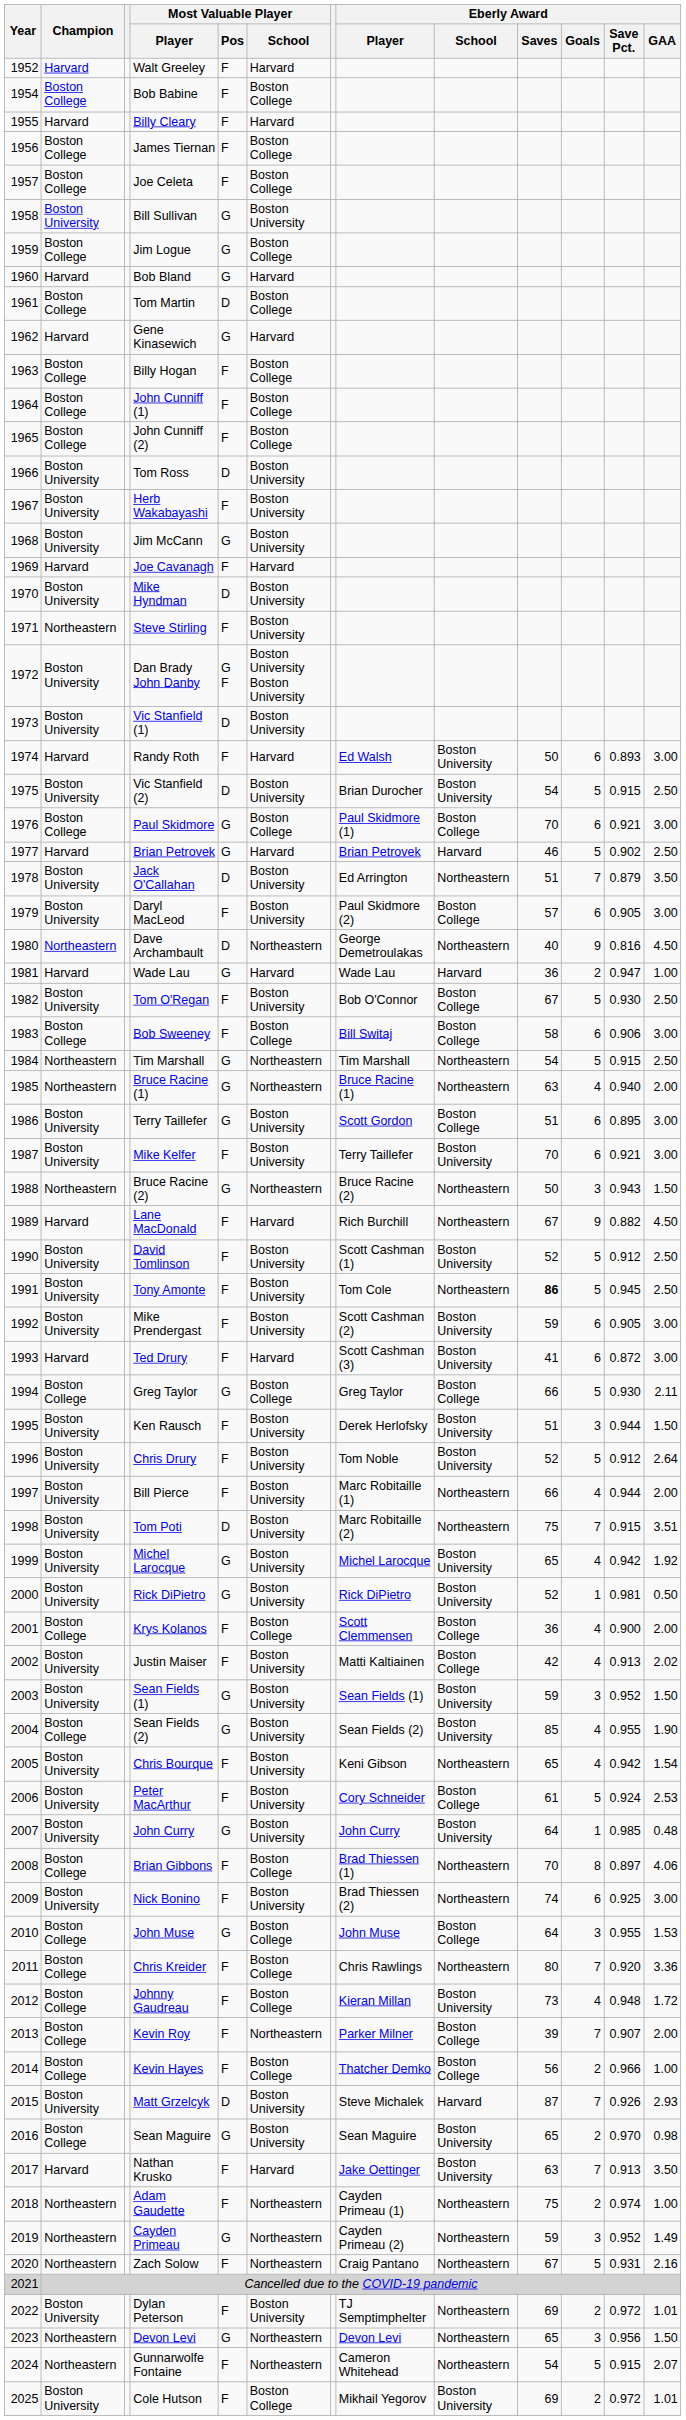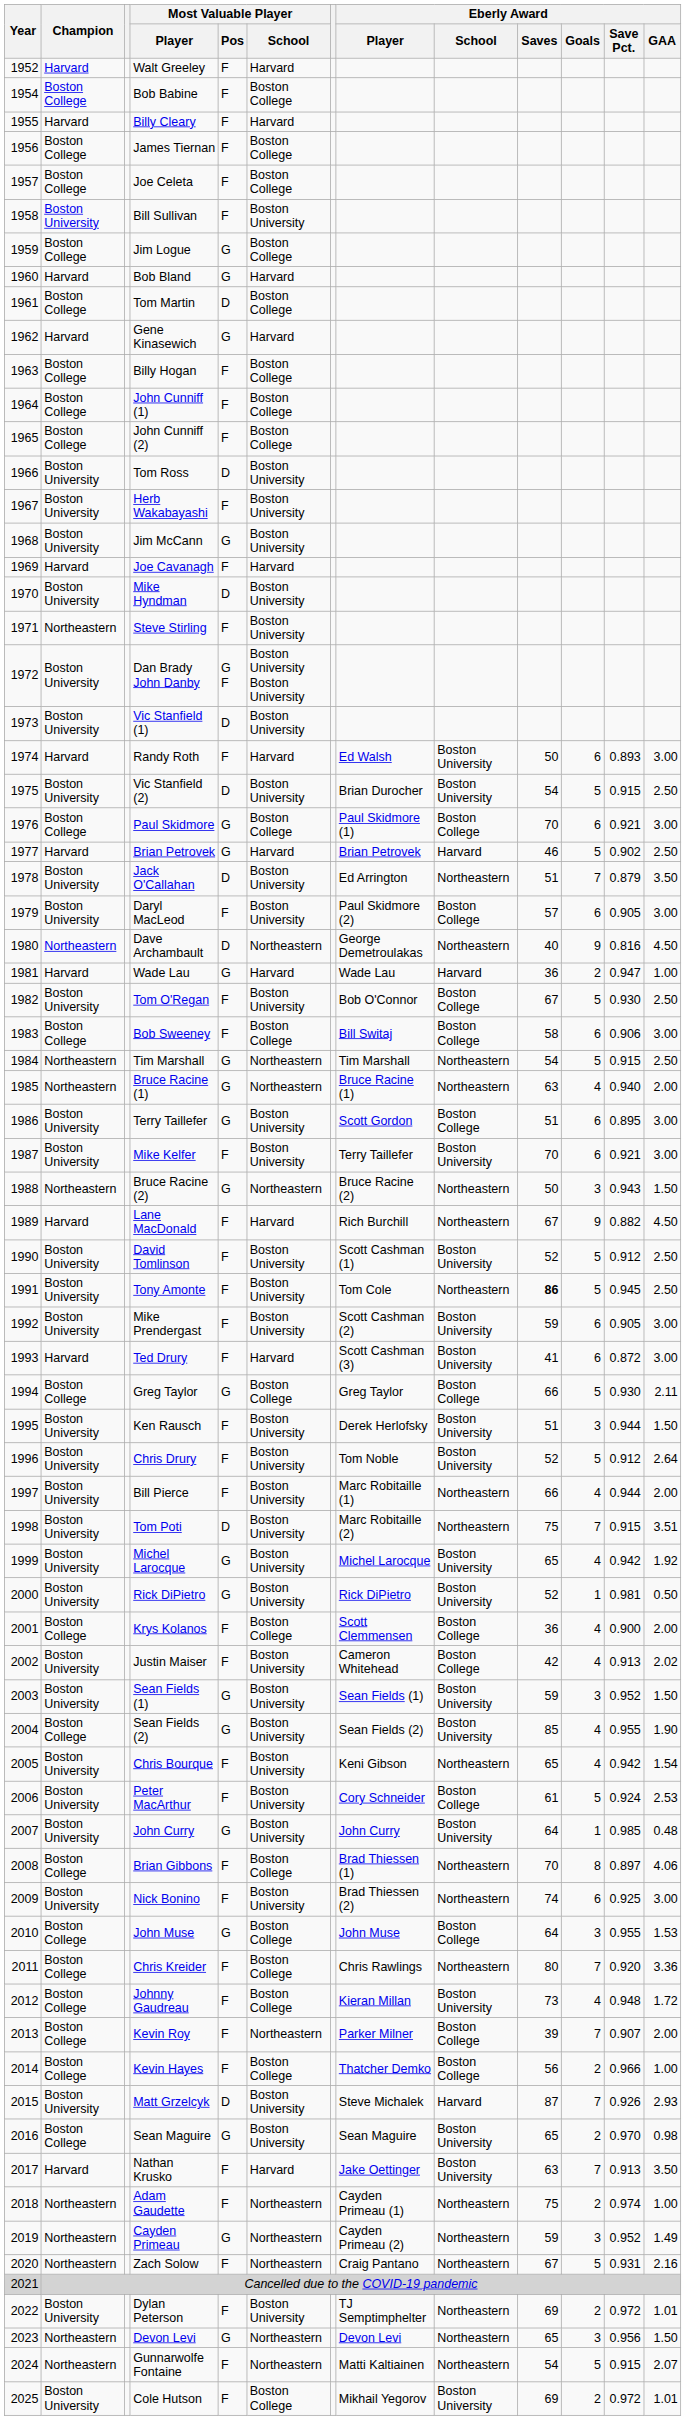(226, 216) G -> (225, 216) F
(381, 1662) Matti Kaltiainen -> (369, 1662) Cameron Whitehead
(369, 2364) Cameron Whitehead -> (381, 2364) Matti Kaltiainen
